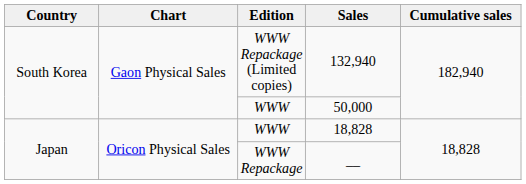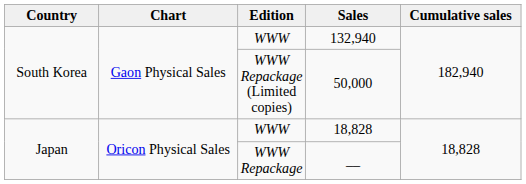(272, 61) WWW Repackage (Limited copies) -> (272, 37) WWW
(272, 107) WWW -> (272, 84) WWW Repackage (Limited copies)
